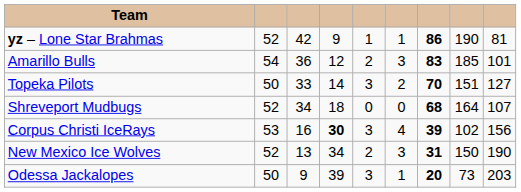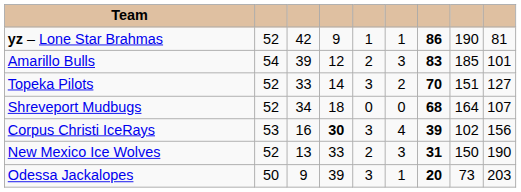(304, 61) 36 -> (304, 61) 39
(271, 84) 50 -> (271, 84) 52
(336, 152) 34 -> (336, 152) 33
